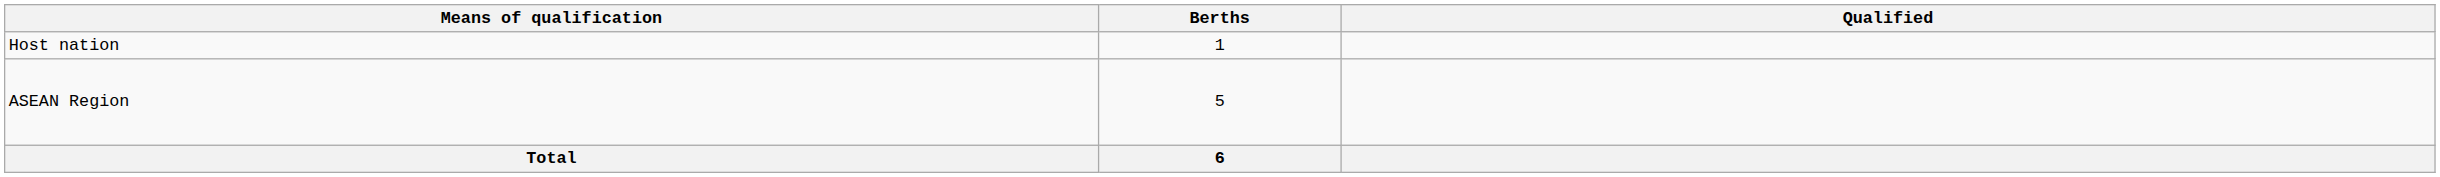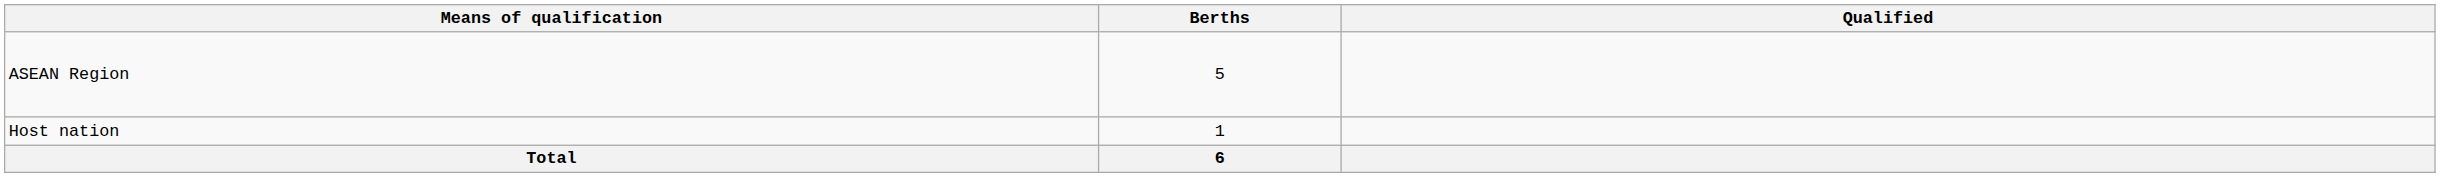rows swapped: (64, 46) <-> (69, 102)
